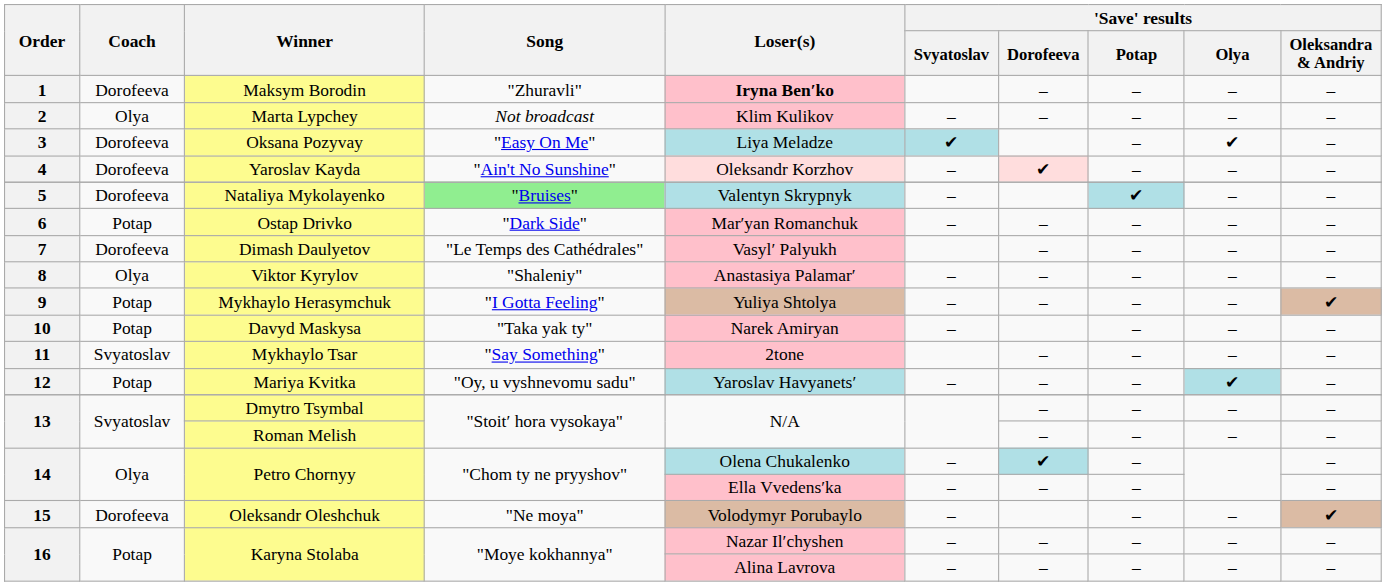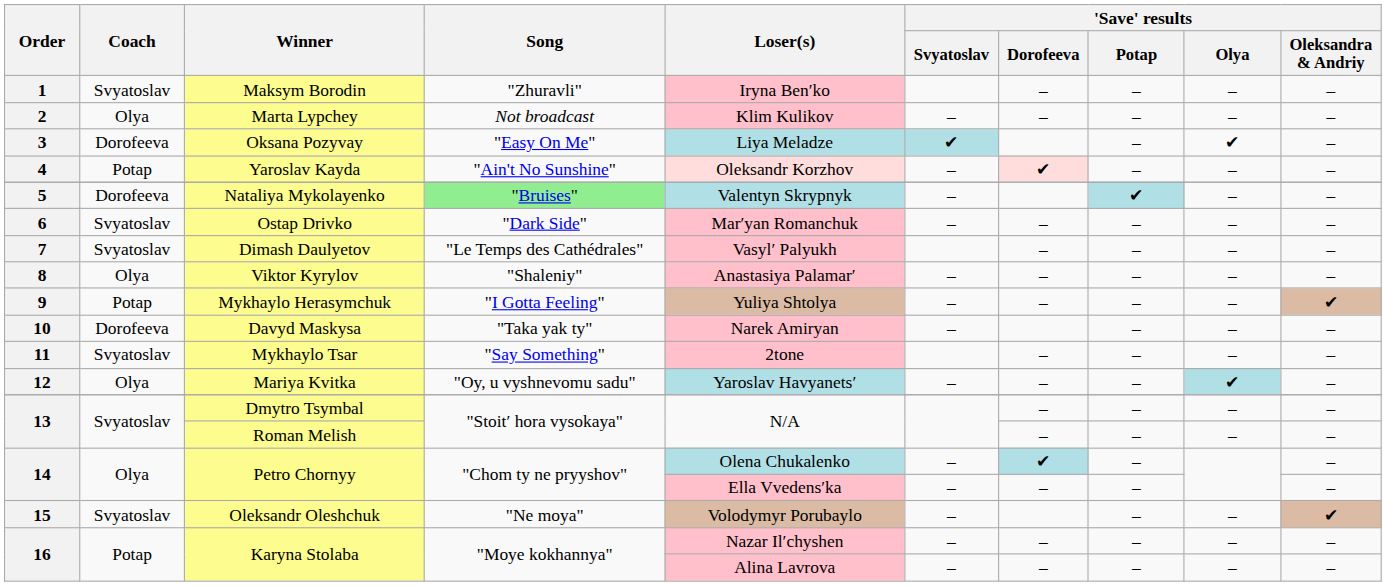(132, 89) Dorofeeva -> (132, 89) Svyatoslav
(785, 89) bold -> (785, 89) normal
(132, 169) Dorofeeva -> (132, 169) Potap
(132, 222) Potap -> (132, 222) Svyatoslav
(132, 249) Dorofeeva -> (132, 249) Svyatoslav
(132, 328) Potap -> (132, 328) Dorofeeva
(132, 381) Potap -> (132, 381) Olya
(132, 514) Dorofeeva -> (132, 514) Svyatoslav
